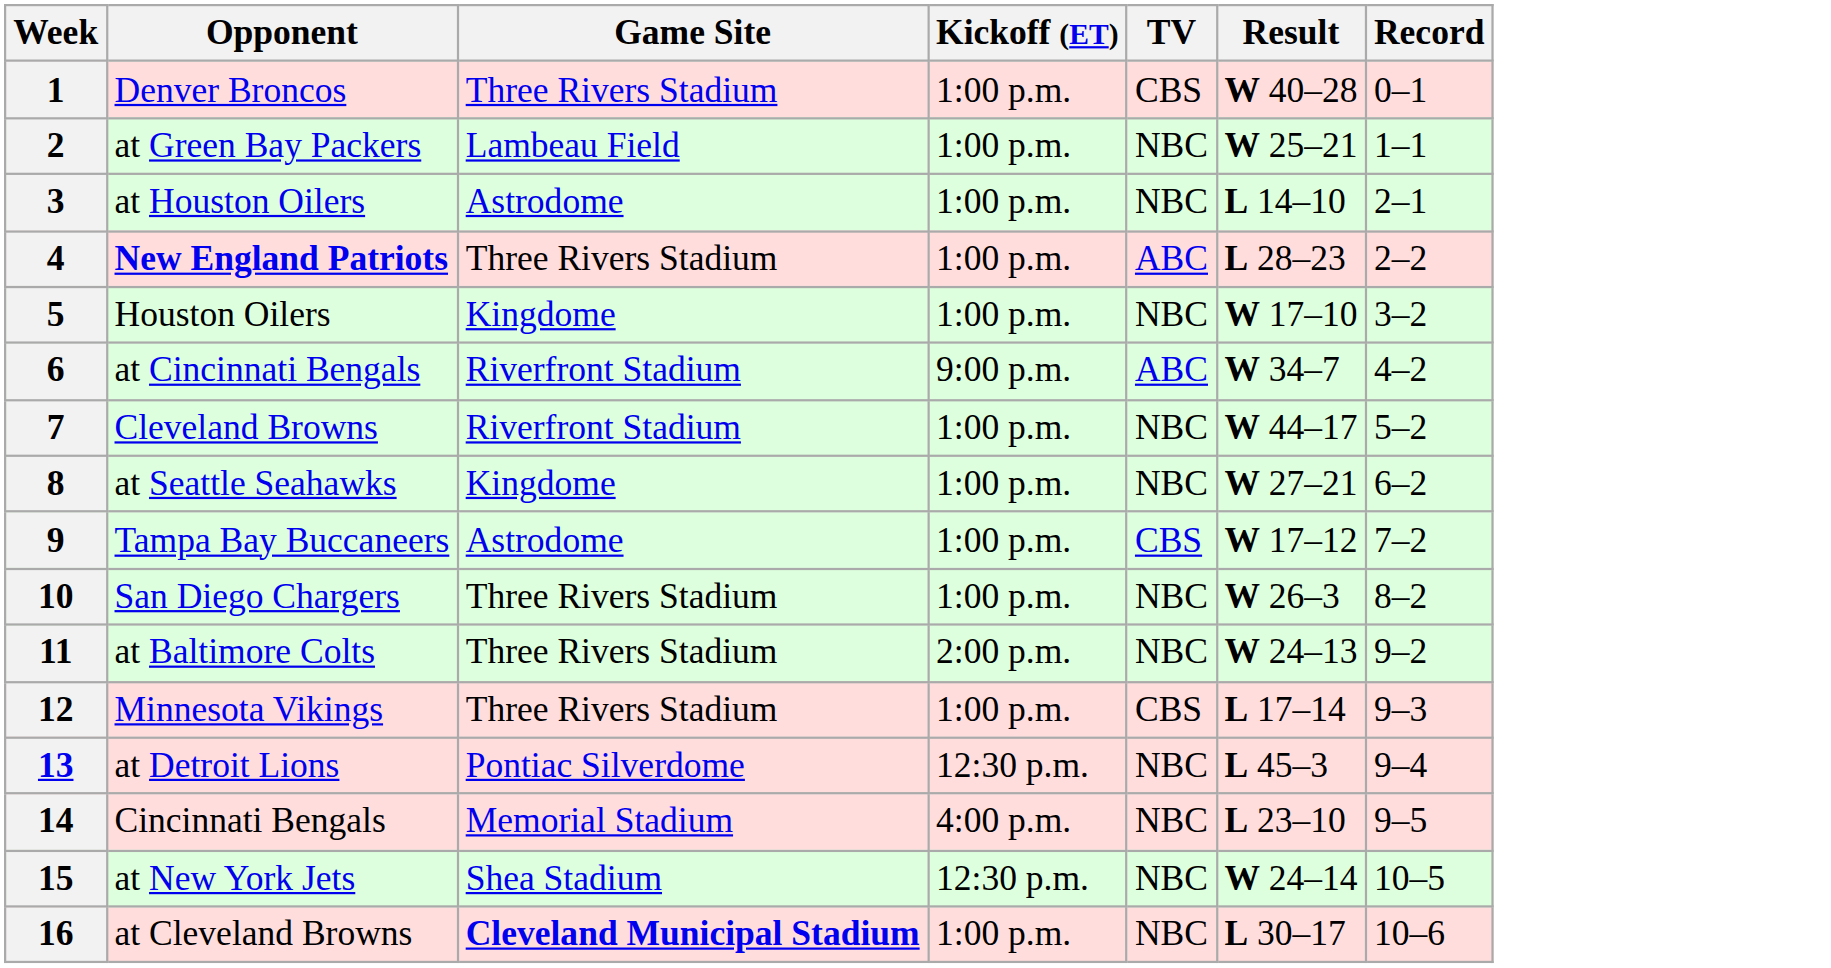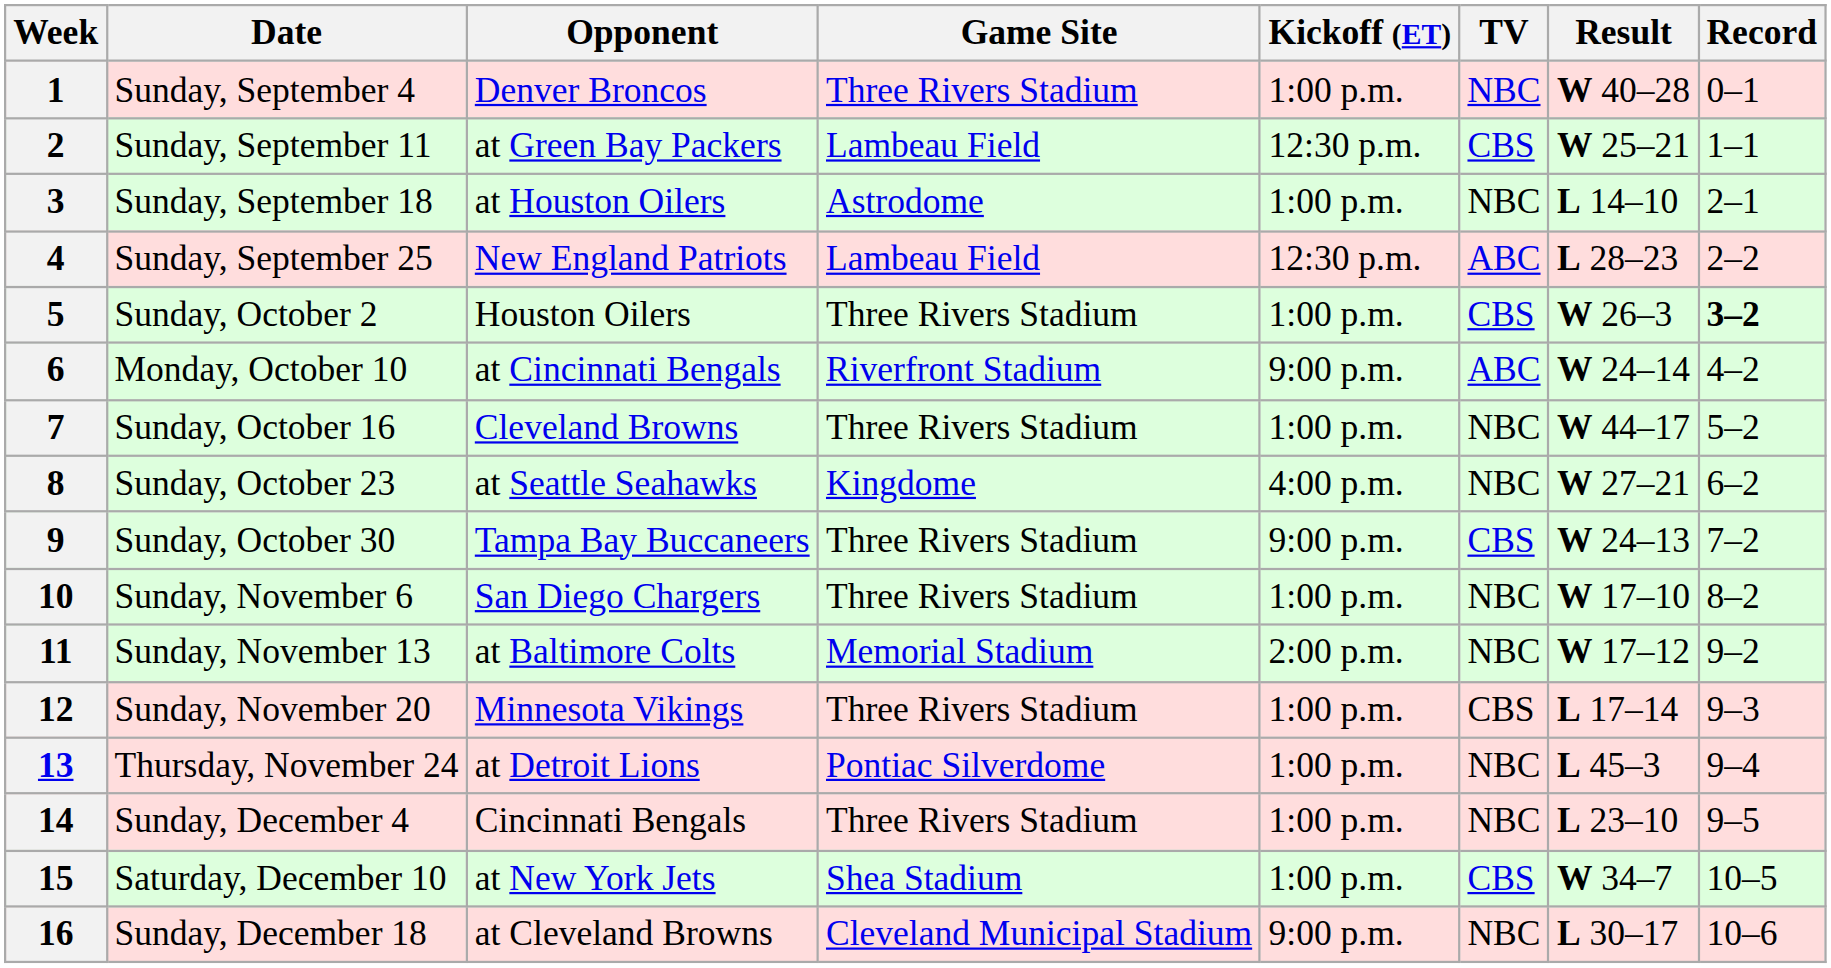+ column: (286, 32)
(1169, 88) CBS -> (1504, 88) NBC
(1004, 145) 1:00 p.m. -> (1345, 145) 12:30 p.m.
(1171, 145) NBC -> (1501, 145) CBS
(281, 257) bold -> (631, 257) normal
(622, 257) Three Rivers Stadium -> (933, 257) Lambeau Field
(1004, 257) 1:00 p.m. -> (1345, 257) 12:30 p.m.
(541, 314) Kingdome -> (982, 314) Three Rivers Stadium
(1171, 314) NBC -> (1501, 314) CBS
(1291, 314) W 17–10 -> (1615, 314) W 26–3
(1401, 314) normal -> (1733, 314) bold
(1282, 370) W 34–7 -> (1623, 370) W 24–14
(603, 426) Riverfront Stadium -> (982, 426) Three Rivers Stadium
(1004, 483) 1:00 p.m. -> (1336, 483) 4:00 p.m.
(545, 539) Astrodome -> (982, 539) Three Rivers Stadium
(1004, 539) 1:00 p.m. -> (1336, 539) 9:00 p.m.
(1291, 539) W 17–12 -> (1623, 539) W 24–13
(1282, 595) W 26–3 -> (1623, 595) W 17–10
(622, 652) Three Rivers Stadium -> (960, 652) Memorial Stadium
(1291, 652) W 24–13 -> (1623, 652) W 17–12
(1012, 764) 12:30 p.m. -> (1336, 764) 1:00 p.m.
(599, 821) Memorial Stadium -> (982, 821) Three Rivers Stadium
(1004, 821) 4:00 p.m. -> (1336, 821) 1:00 p.m.
(1012, 877) 12:30 p.m. -> (1336, 877) 1:00 p.m.
(1171, 877) NBC -> (1501, 877) CBS
(1291, 877) W 24–14 -> (1615, 877) W 34–7
(693, 933) bold -> (1039, 933) normal
(1004, 933) 1:00 p.m. -> (1336, 933) 9:00 p.m.
